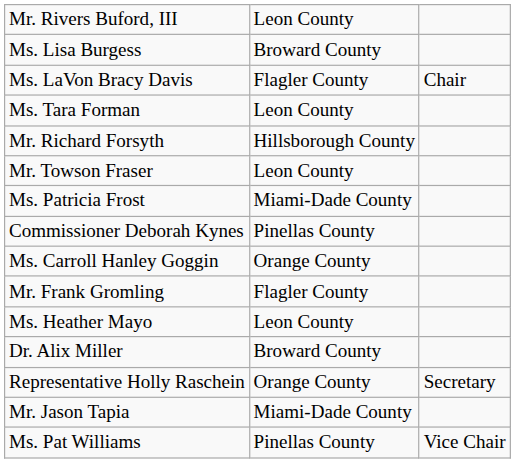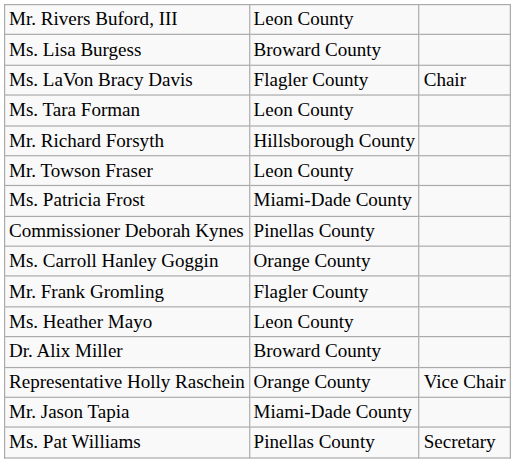(460, 381) Secretary -> (465, 381) Vice Chair
(465, 442) Vice Chair -> (460, 442) Secretary
